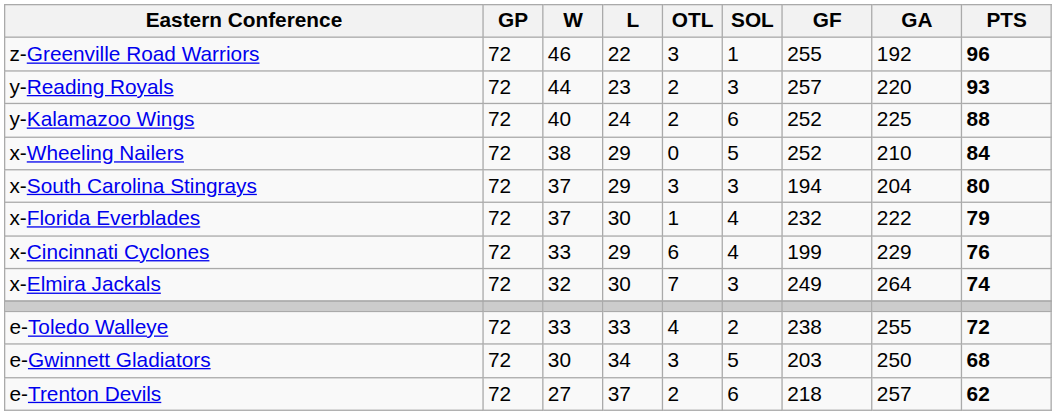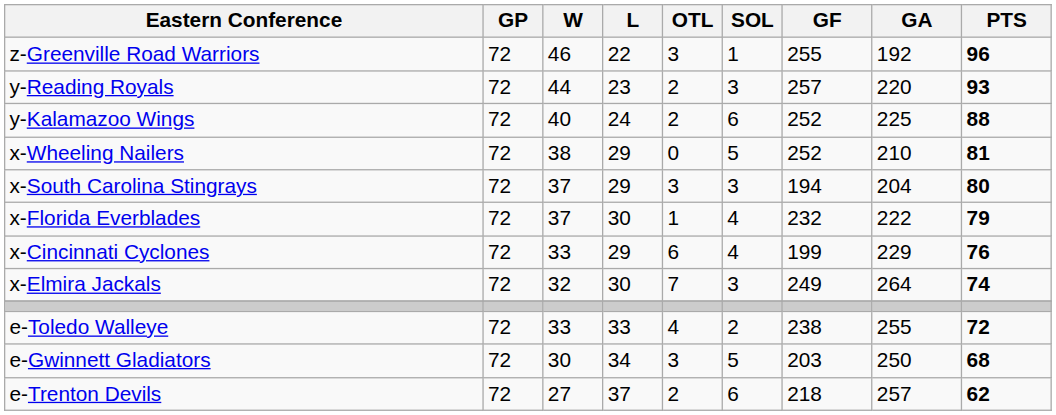(978, 152) 84 -> (978, 152) 81
